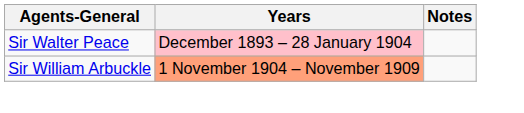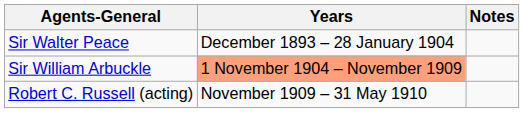(285, 42) pink background -> (327, 42) no background
+ row: (101, 94)
